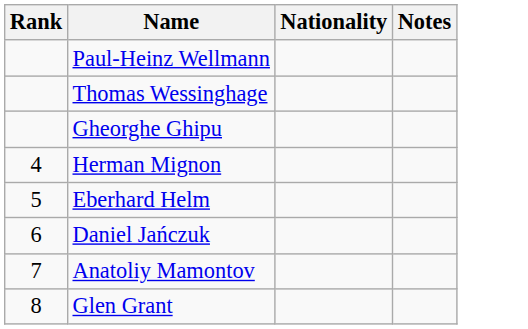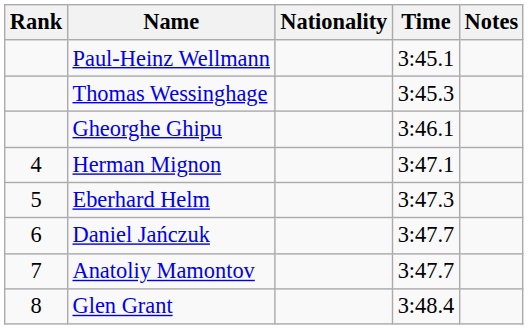+ column: (426, 22)
